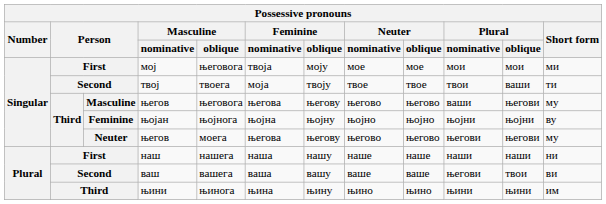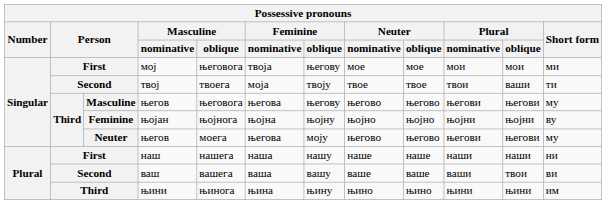(317, 66) моју -> (323, 66) његову
(459, 102) ваши -> (464, 102) његови
(323, 137) његову -> (317, 137) моју
(464, 173) његови -> (459, 173) ваши
